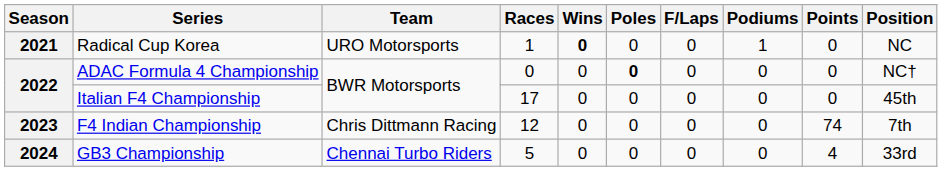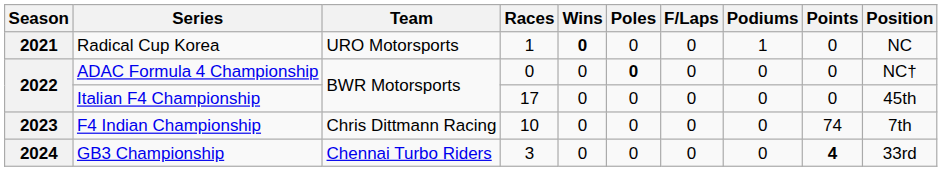(529, 126) 12 -> (529, 126) 10
(529, 153) 5 -> (529, 153) 3
(832, 153) normal -> (832, 153) bold
